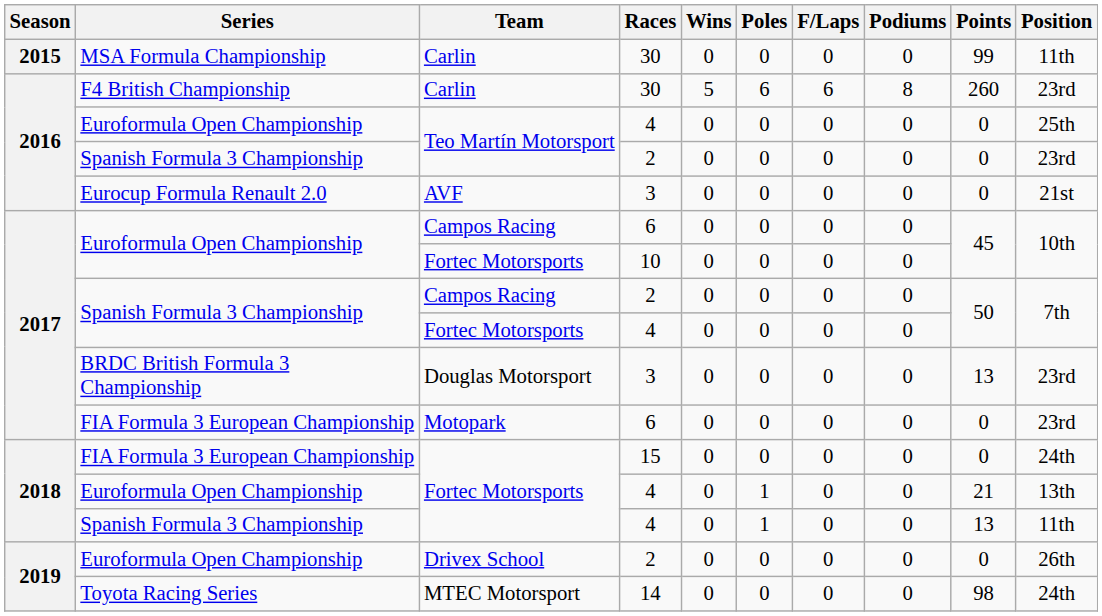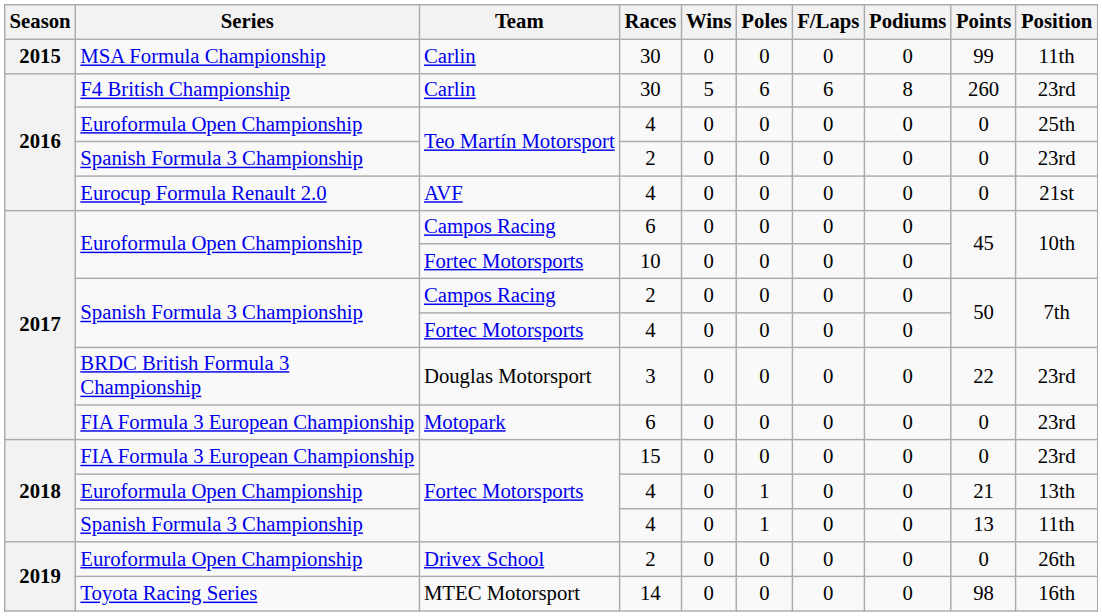(650, 192) 3 -> (650, 192) 4
(984, 376) 13 -> (984, 376) 22
(1057, 456) 24th -> (1057, 456) 23rd
(1057, 593) 24th -> (1057, 593) 16th
